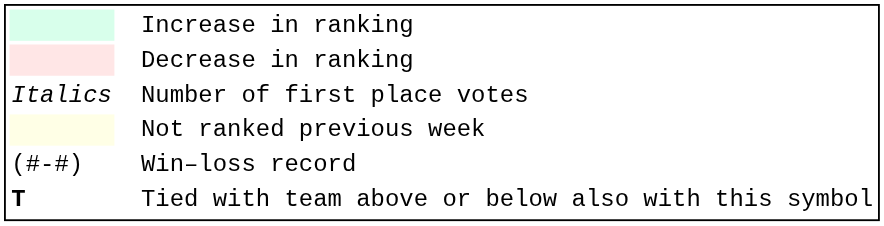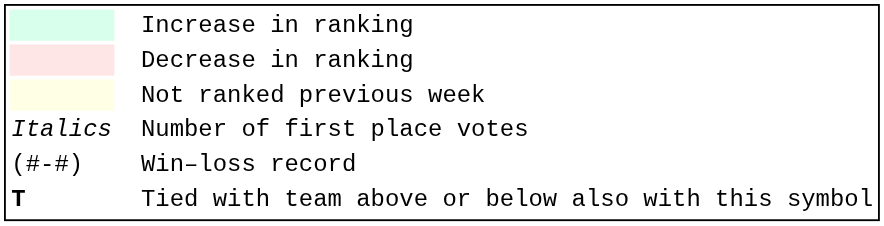rows swapped: (313, 130) <-> (335, 95)
